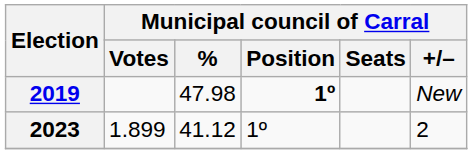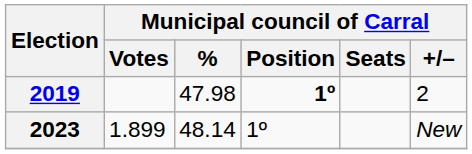(439, 93) New -> (422, 93) 2
(208, 129) 41.12 -> (208, 129) 48.14
(422, 129) 2 -> (439, 129) New
